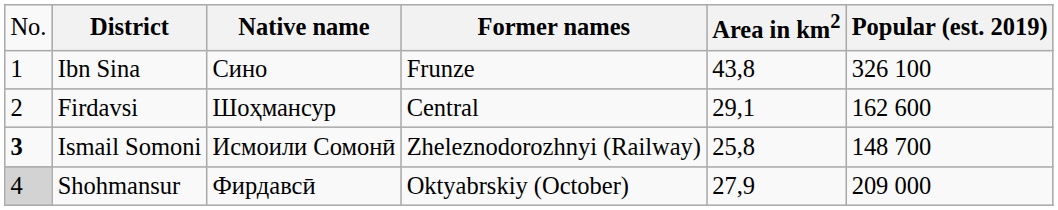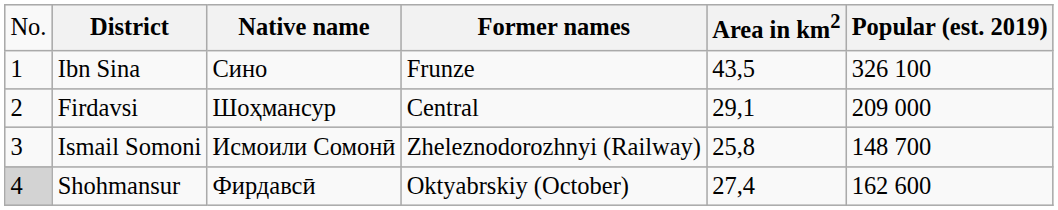(734, 69) 43,8 -> (734, 69) 43,5
(891, 108) 162 600 -> (891, 108) 209 000
(17, 147) bold -> (17, 147) normal
(734, 185) 27,9 -> (734, 185) 27,4
(891, 185) 209 000 -> (891, 185) 162 600
